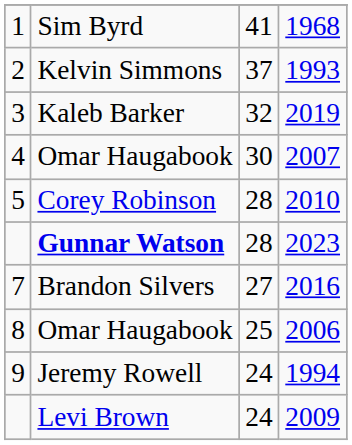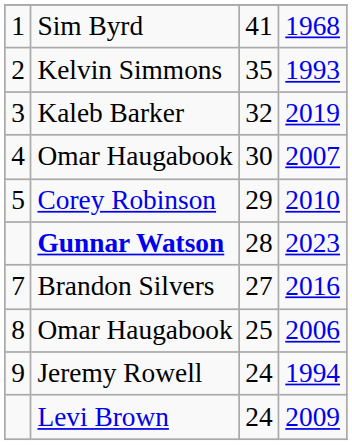(259, 69) 37 -> (259, 69) 35
(259, 199) 28 -> (259, 199) 29
